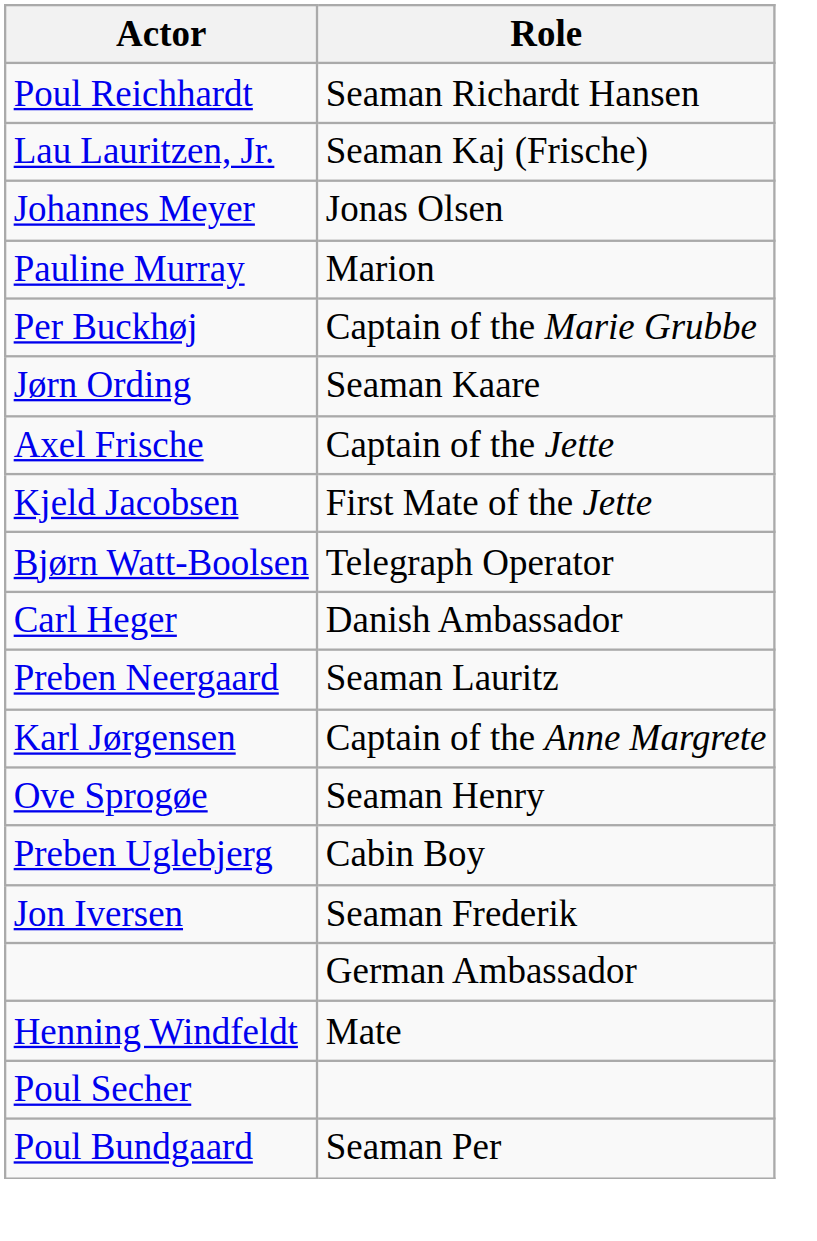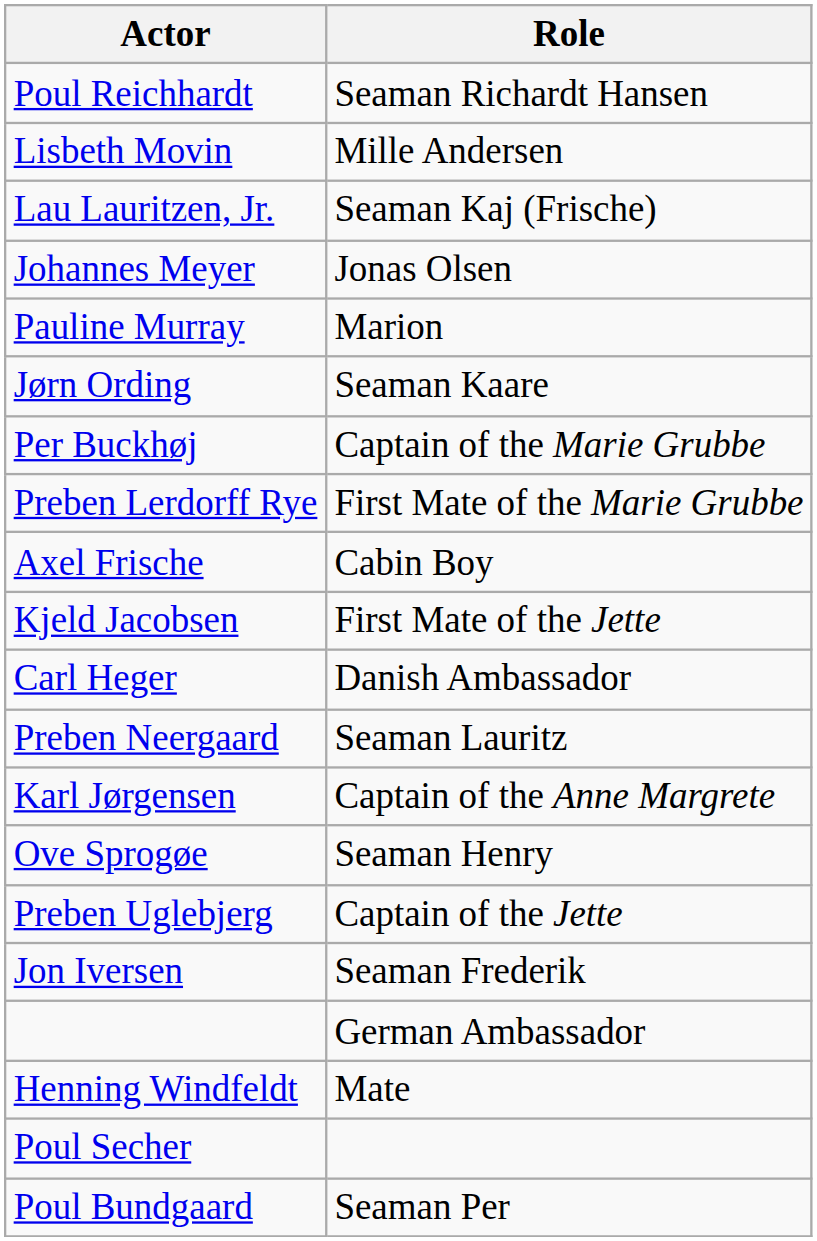+ row: (123, 151)
rows swapped: (102, 385) <-> (106, 326)
+ row: (166, 502)
(470, 444) Captain of the Jette -> (414, 561) Cabin Boy
- row: (161, 561)
(405, 854) Cabin Boy -> (479, 913) Captain of the Jette
